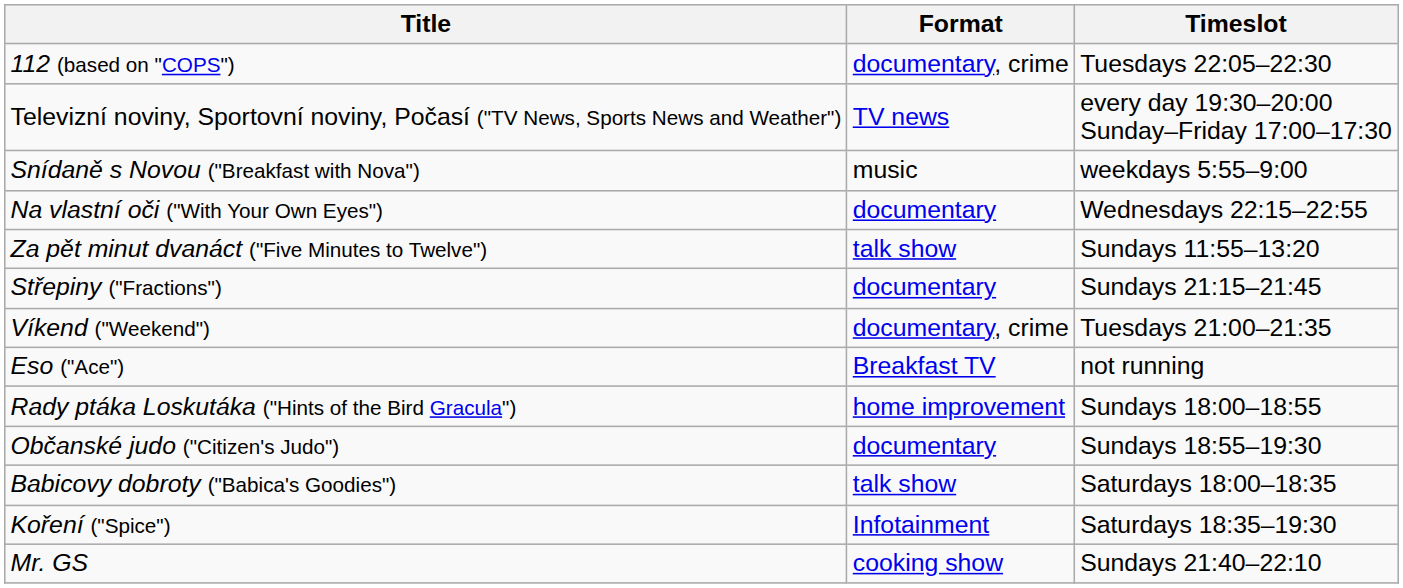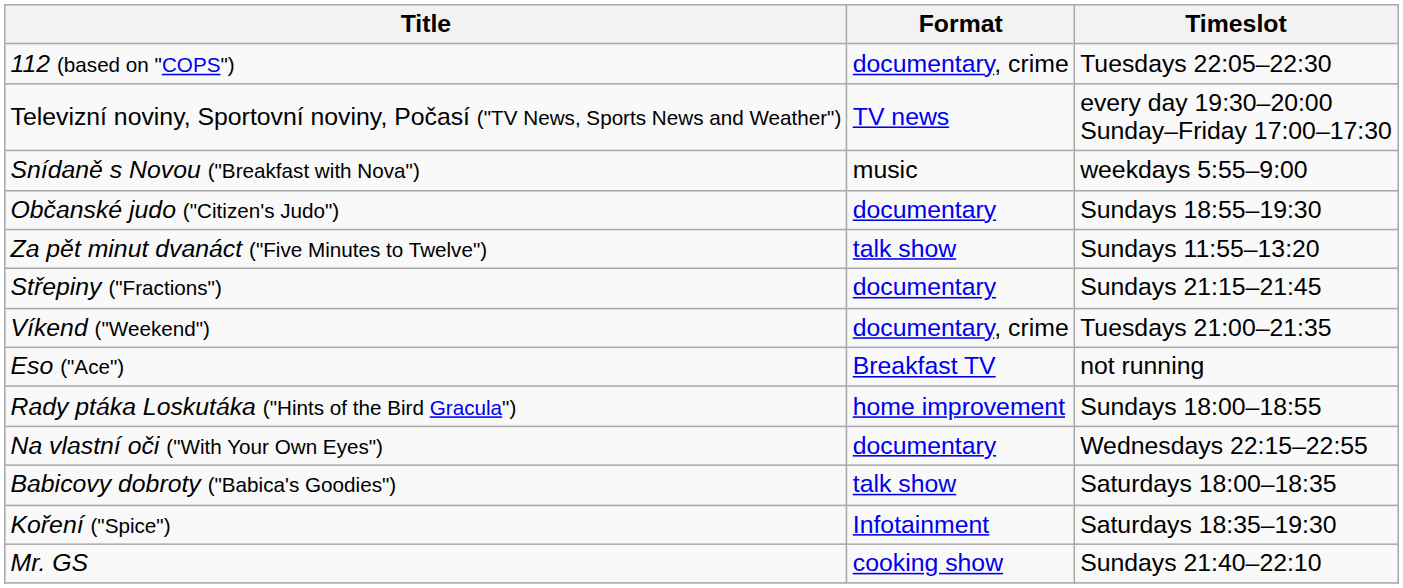rows swapped: (197, 209) <-> (175, 445)
